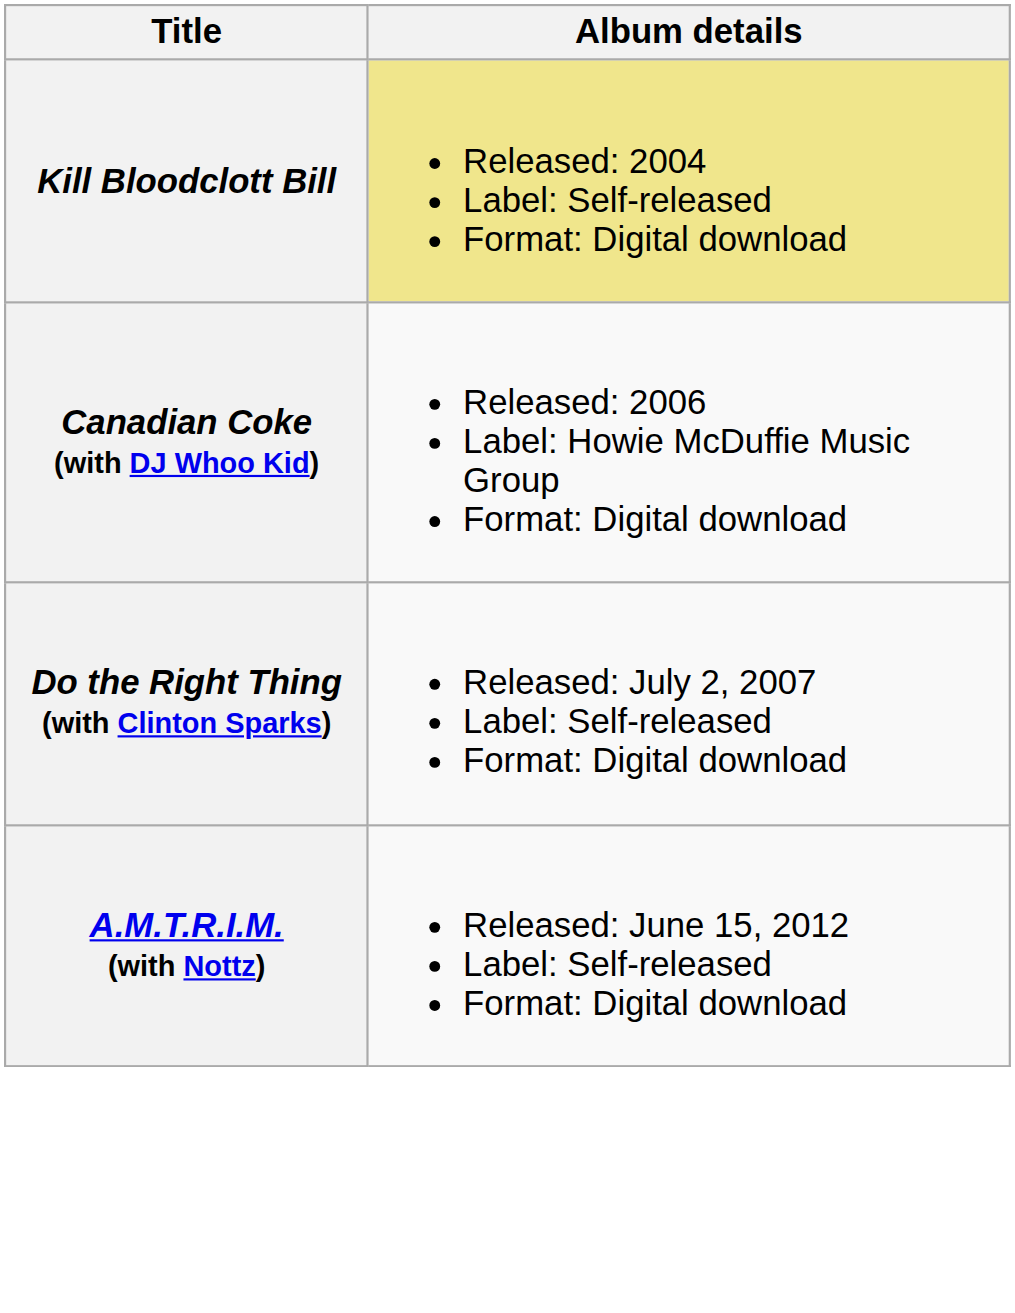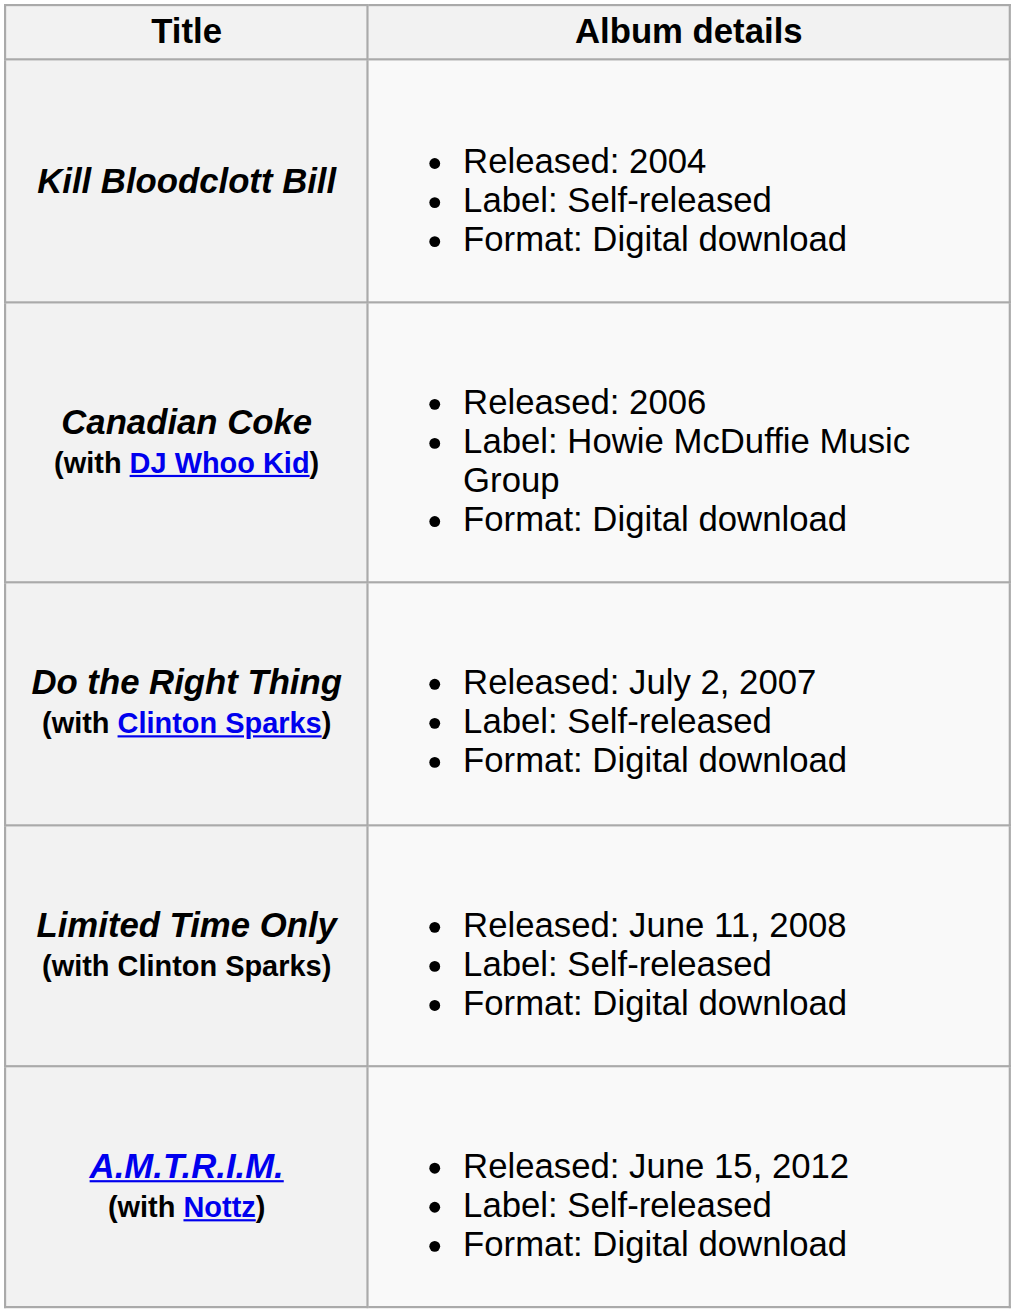(689, 201) khaki background -> (689, 201) no background
+ row: (187, 944)
